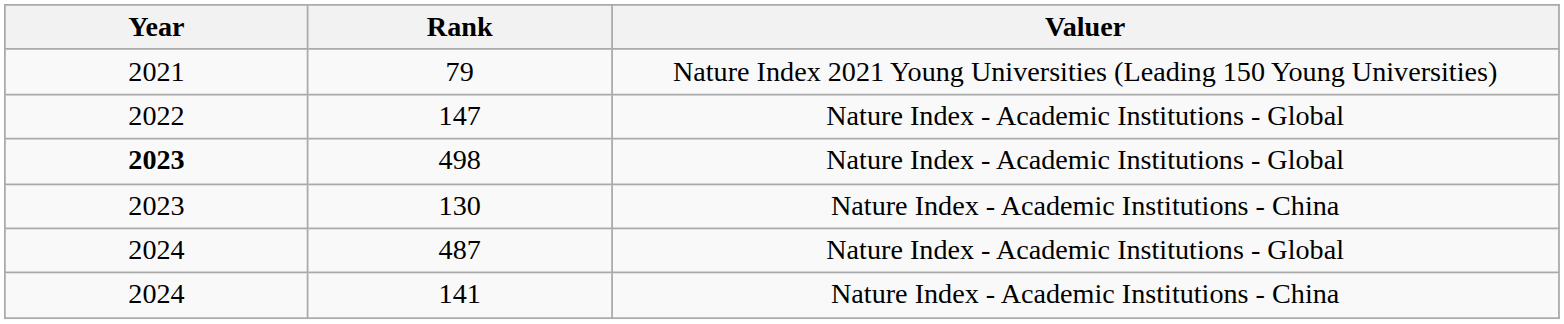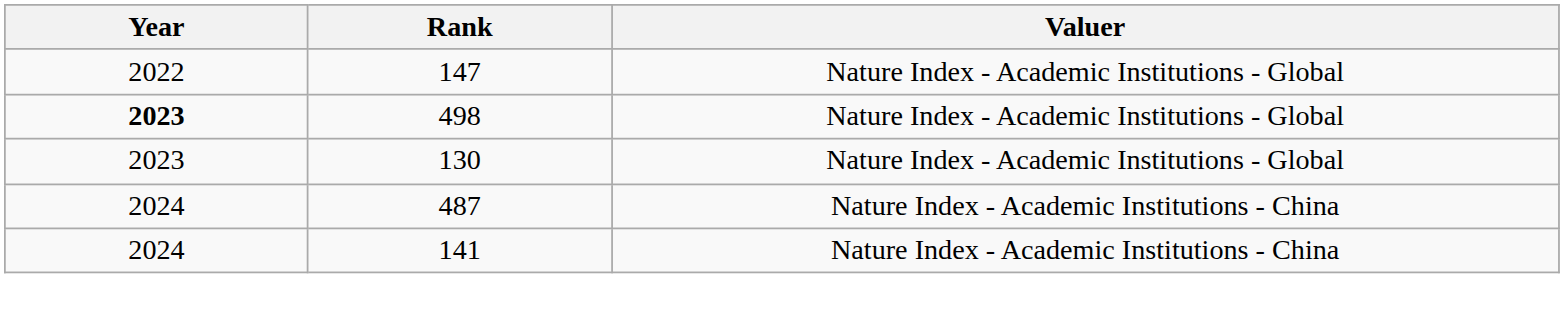- row: (460, 71)
(1085, 205) Nature Index - Academic Institutions - China -> (1085, 160) Nature Index - Academic Institutions - Global
(1085, 250) Nature Index - Academic Institutions - Global -> (1085, 205) Nature Index - Academic Institutions - China
